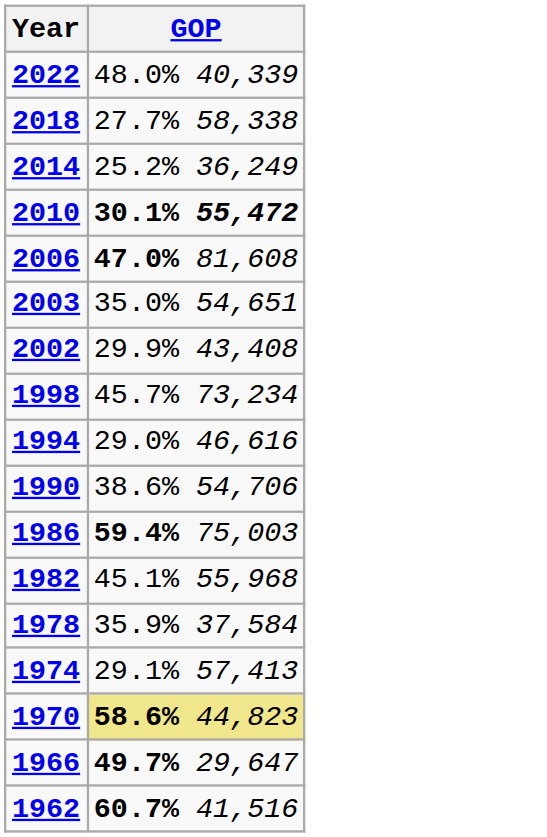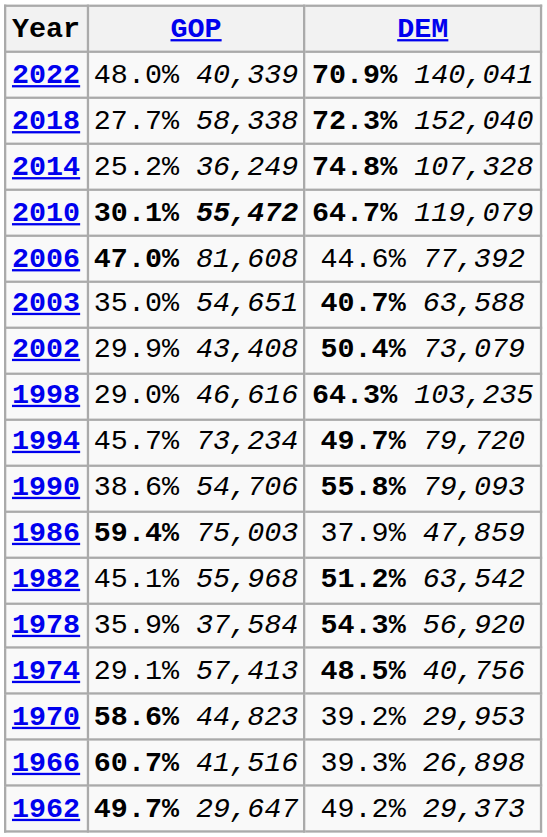+ column: (423, 29)
(196, 396) 45.7% 73,234 -> (196, 396) 29.0% 46,616
(196, 442) 29.0% 46,616 -> (196, 442) 45.7% 73,234
(196, 717) khaki background -> (196, 717) no background
(196, 763) 49.7% 29,647 -> (196, 763) 60.7% 41,516
(196, 809) 60.7% 41,516 -> (196, 809) 49.7% 29,647
